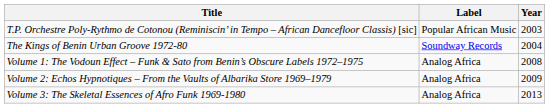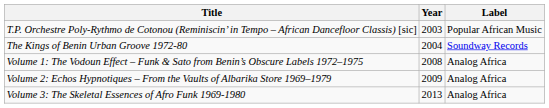columns swapped: (469, 12) <-> (531, 12)
